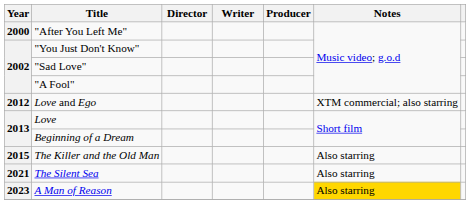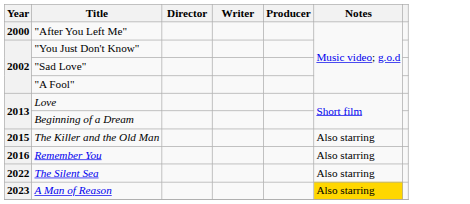- row: (65, 102)
+ row: (68, 155)
(18, 173) 2021 -> (18, 173) 2022
